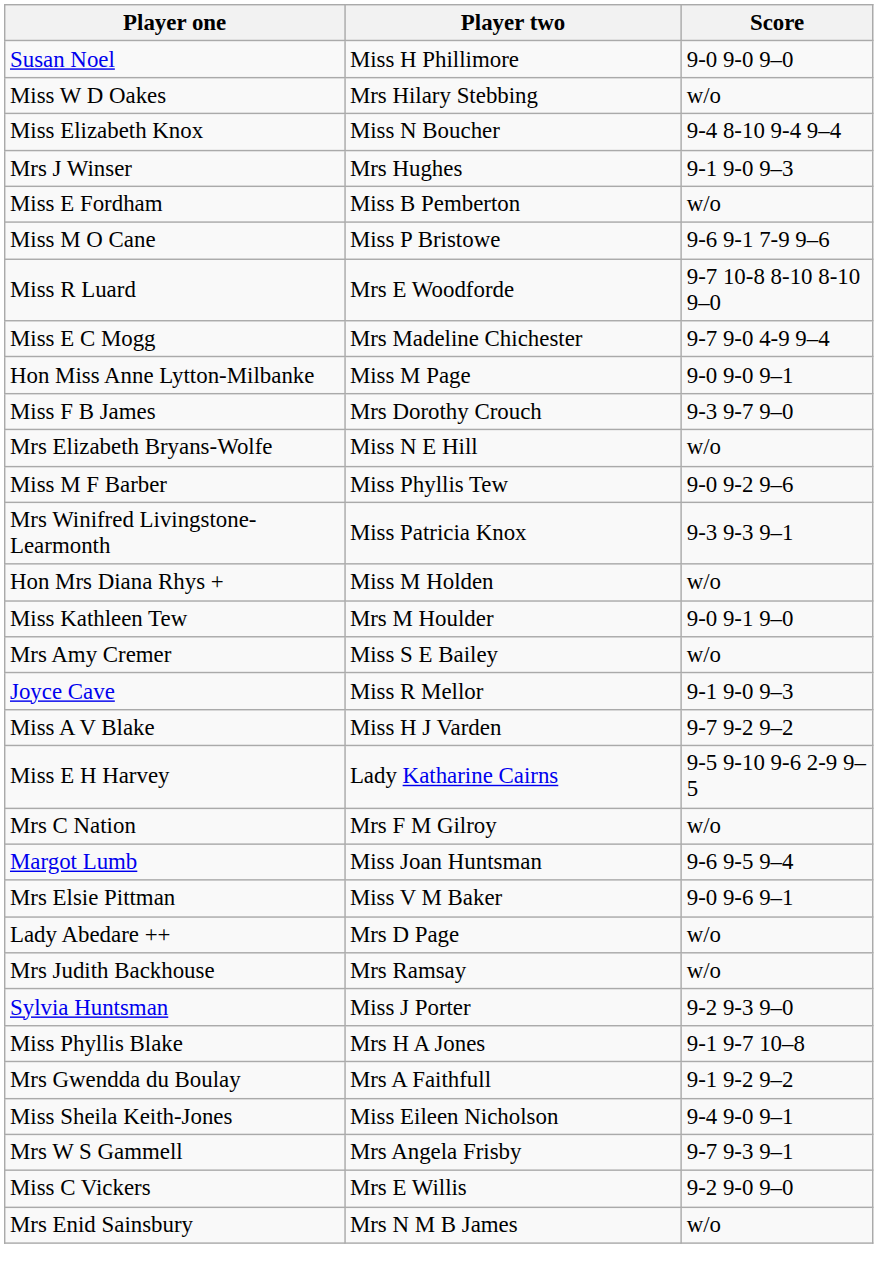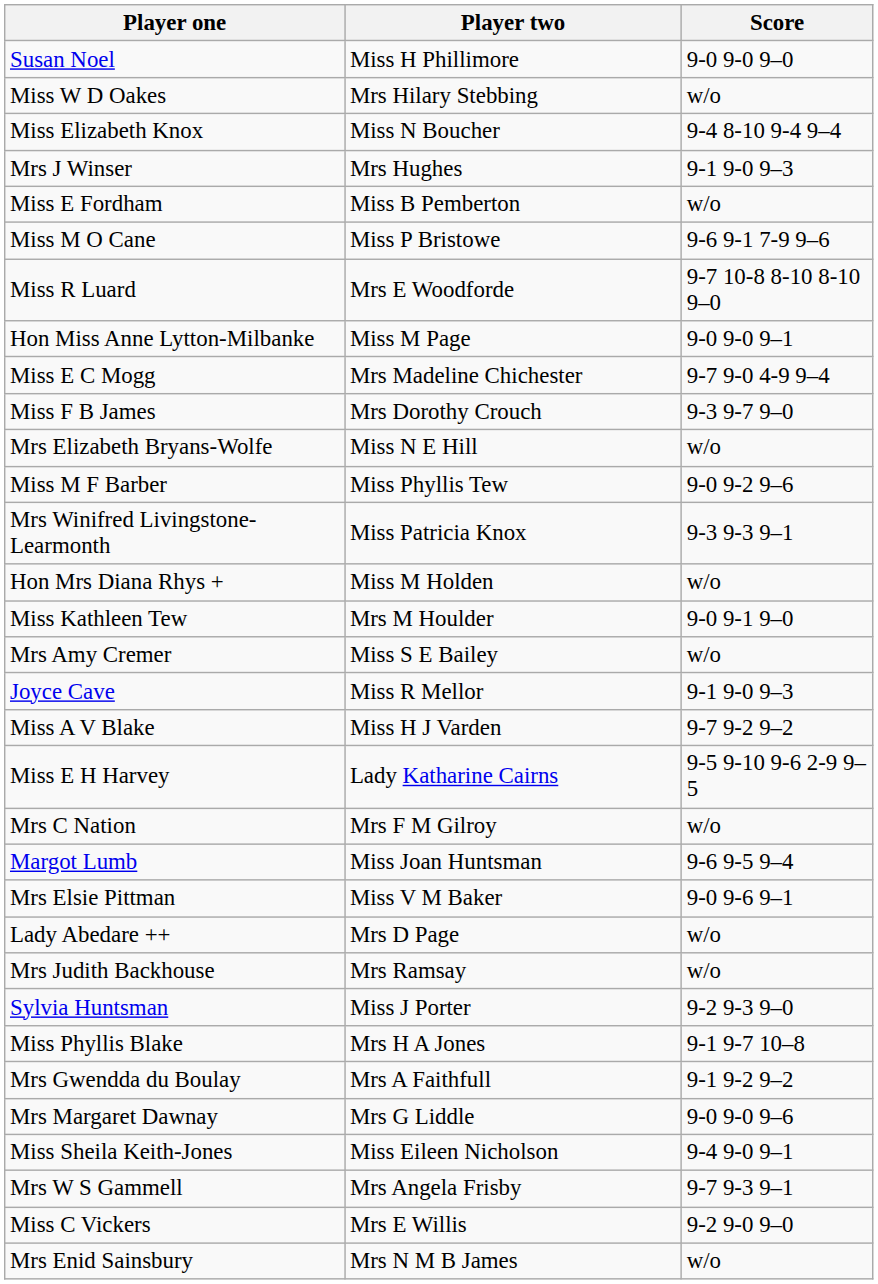rows swapped: (83, 338) <-> (162, 374)
+ row: (114, 1115)
